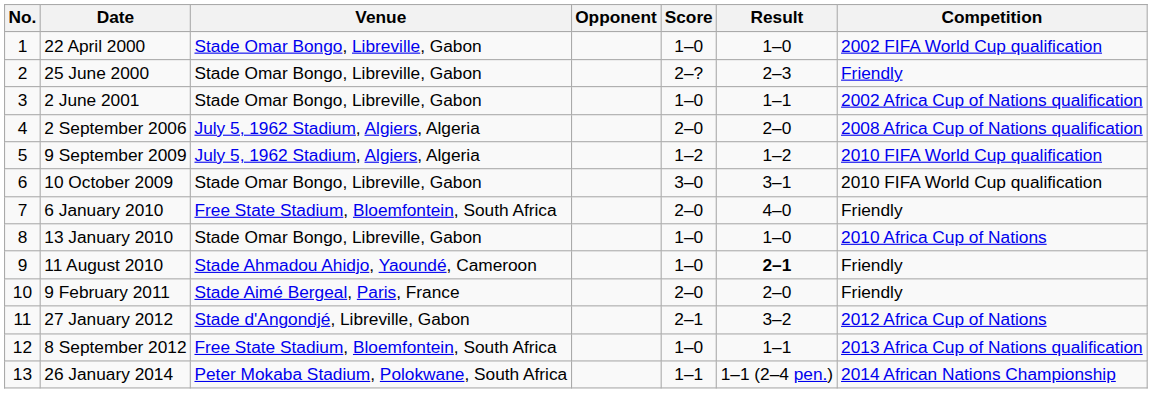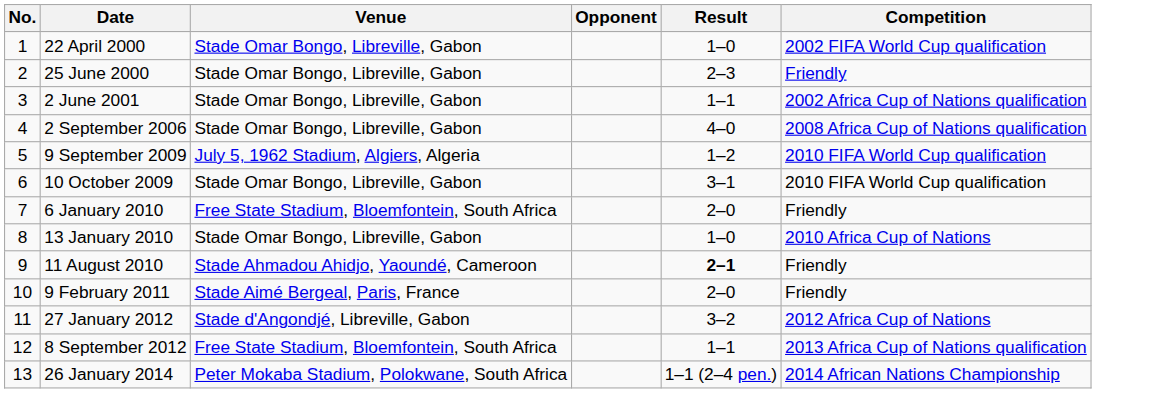- column: (689, 18)
(337, 127) July 5, 1962 Stadium, Algiers, Algeria -> (338, 127) Stade Omar Bongo, Libreville, Gabon
(777, 127) 2–0 -> (721, 127) 4–0
(777, 210) 4–0 -> (721, 210) 2–0
